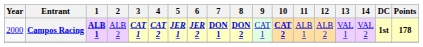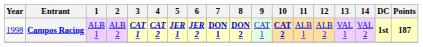(15, 29) 2000 -> (15, 29) 1998
(97, 29) bold -> (96, 29) normal
(405, 29) 178 -> (405, 29) 187
